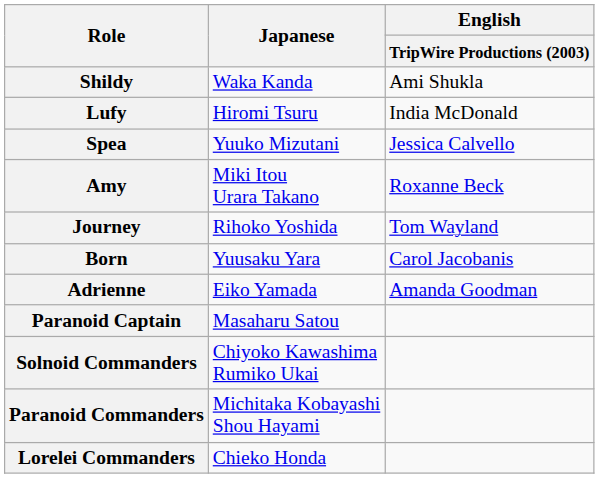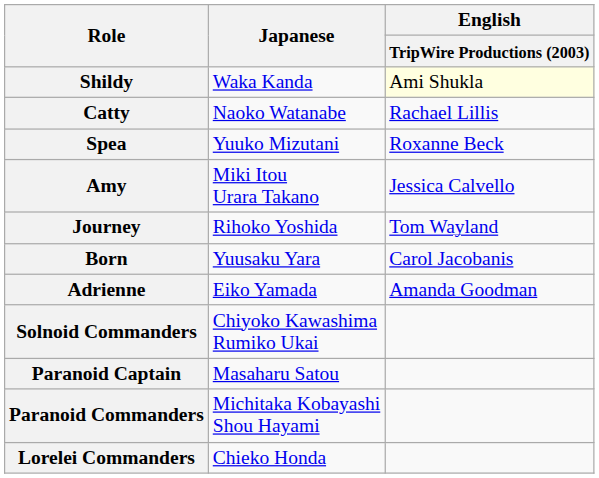(436, 81) no background -> (436, 81) lightyellow background
- row: (106, 112)
+ row: (106, 112)
(452, 143) Jessica Calvello -> (446, 143) Roxanne Beck
(446, 185) Roxanne Beck -> (452, 185) Jessica Calvello
rows swapped: (106, 362) <-> (106, 320)
